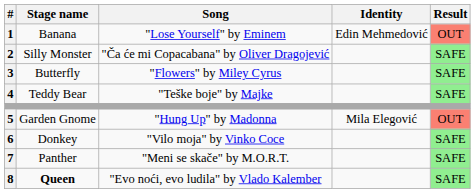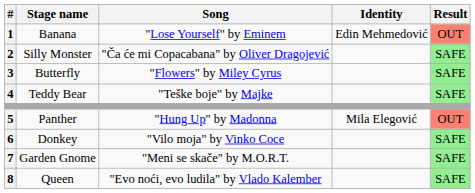(58, 119) Garden Gnome -> (58, 119) Panther
(58, 158) Panther -> (58, 158) Garden Gnome
(58, 178) bold -> (58, 178) normal
